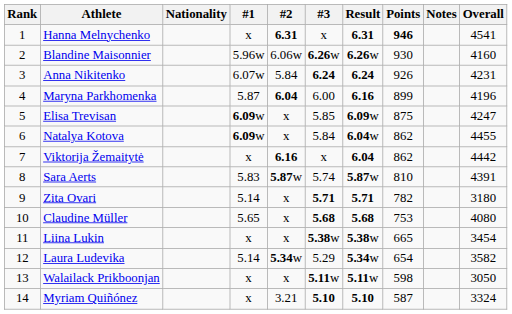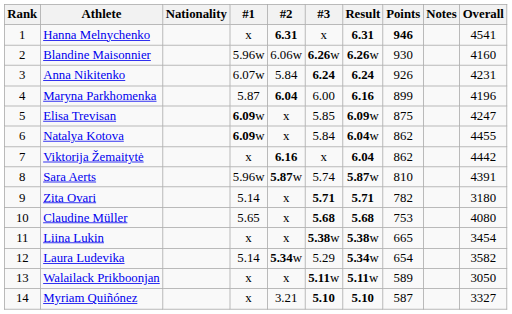(249, 177) 5.83 -> (249, 177) 5.96w
(403, 278) 598 -> (403, 278) 589
(483, 298) 3324 -> (483, 298) 3327
